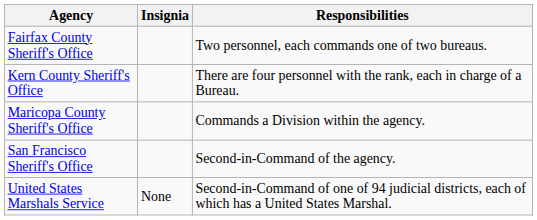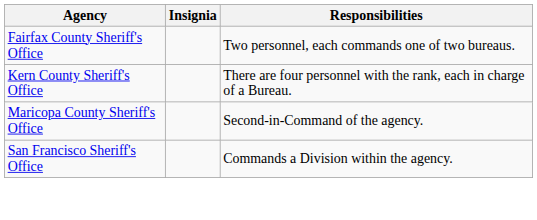(310, 120) Commands a Division within the agency. -> (323, 120) Second-in-Command of the agency.
(295, 158) Second-in-Command of the agency. -> (338, 158) Commands a Division within the agency.
- row: (56, 196)
